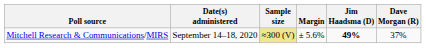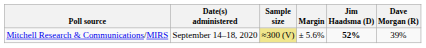(351, 35) 49% -> (351, 35) 52%
(398, 35) 37% -> (398, 35) 39%
